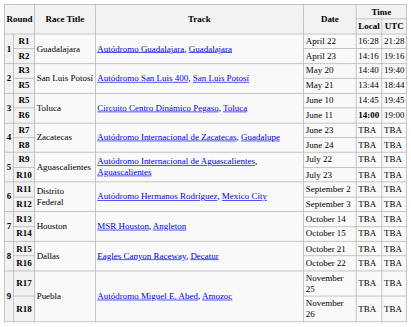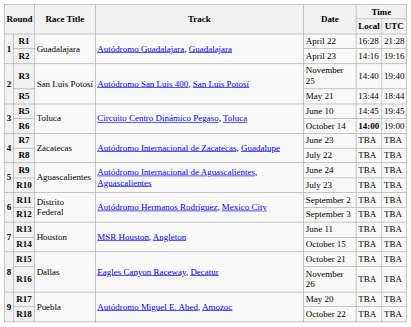(320, 70) May 20 -> (325, 76) November 25
(319, 115) June 11 -> (326, 125) October 14
(320, 144) June 24 -> (319, 155) July 22
(319, 159) July 22 -> (320, 170) June 24
(326, 218) October 14 -> (319, 229) June 11
(326, 263) October 22 -> (325, 279) November 26
(325, 283) November 25 -> (320, 299) May 20
(325, 308) November 26 -> (326, 313) October 22
